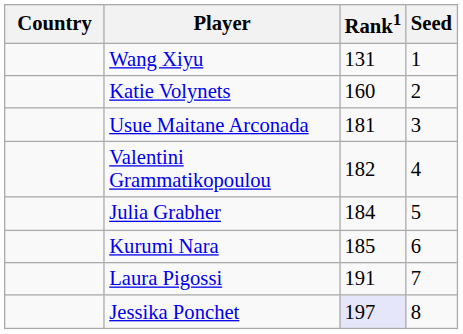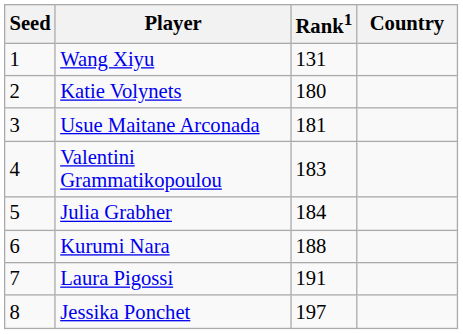columns swapped: (55, 23) <-> (431, 23)
(360, 91) 160 -> (311, 91) 180
(360, 168) 182 -> (311, 168) 183
(360, 246) 185 -> (311, 246) 188
(360, 311) lavender background -> (311, 311) no background
